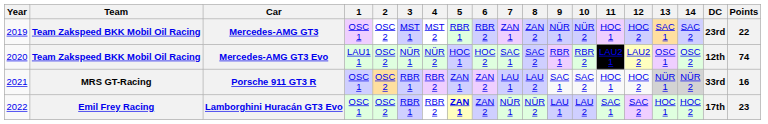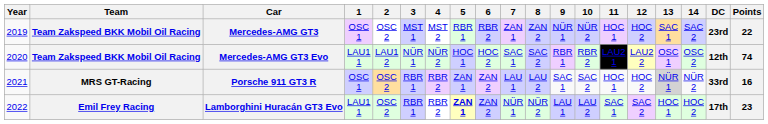(385, 56) OSC 2 -> (387, 56) LAU1 2
(690, 82) lightgrey background -> (694, 82) no background
(359, 107) OSC 1 -> (359, 107) LAU1 1
